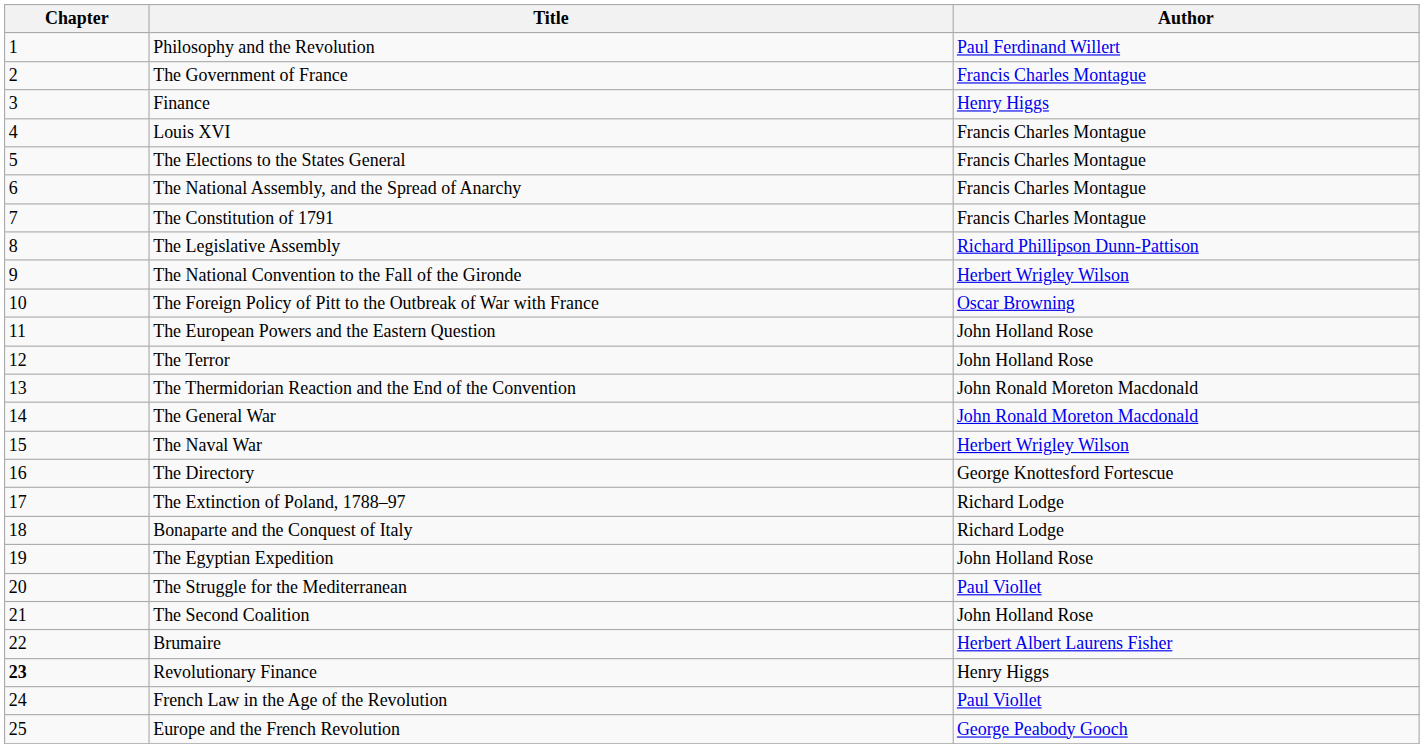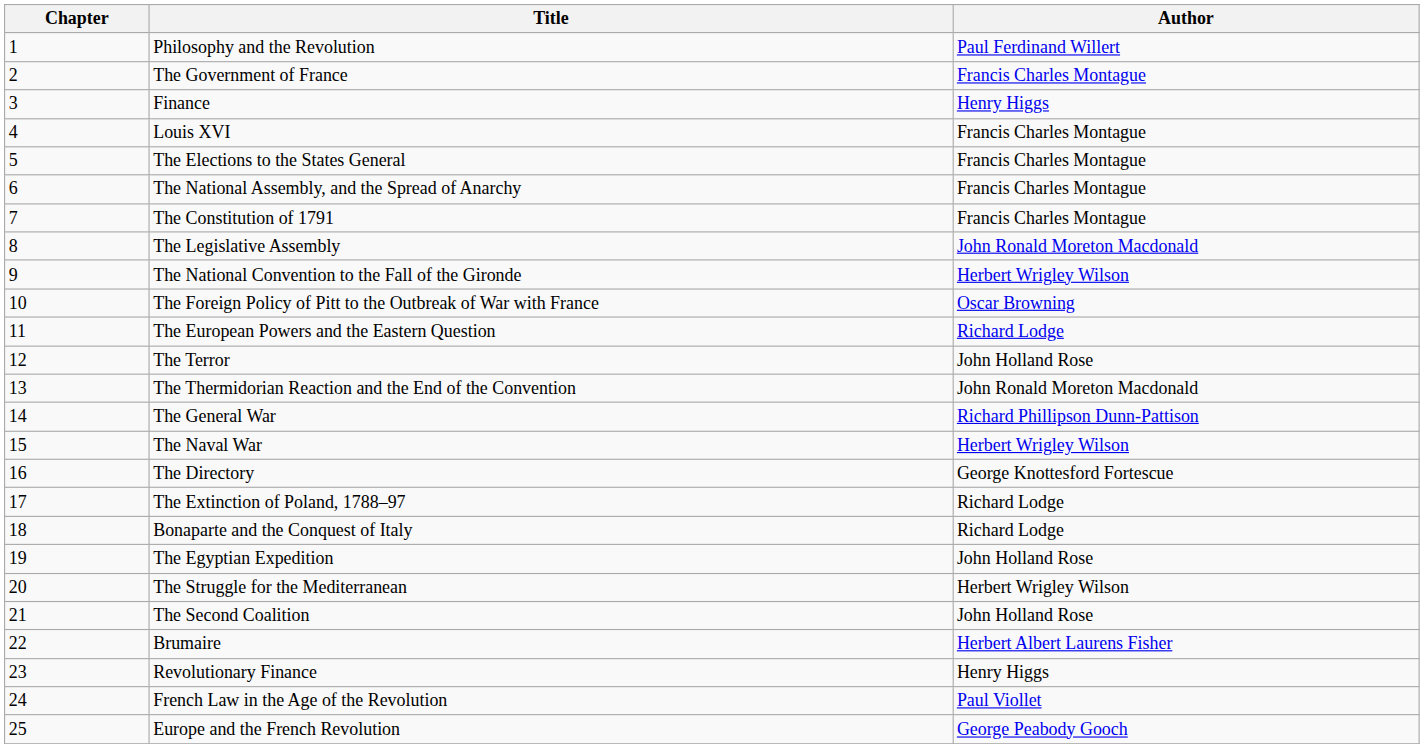(1078, 246) Richard Phillipson Dunn-Pattison -> (1078, 246) John Ronald Moreton Macdonald
(1025, 331) John Holland Rose -> (1010, 331) Richard Lodge
(1078, 416) John Ronald Moreton Macdonald -> (1078, 416) Richard Phillipson Dunn-Pattison
(999, 587) Paul Viollet -> (1043, 587) Herbert Wrigley Wilson
(18, 672) bold -> (18, 672) normal
